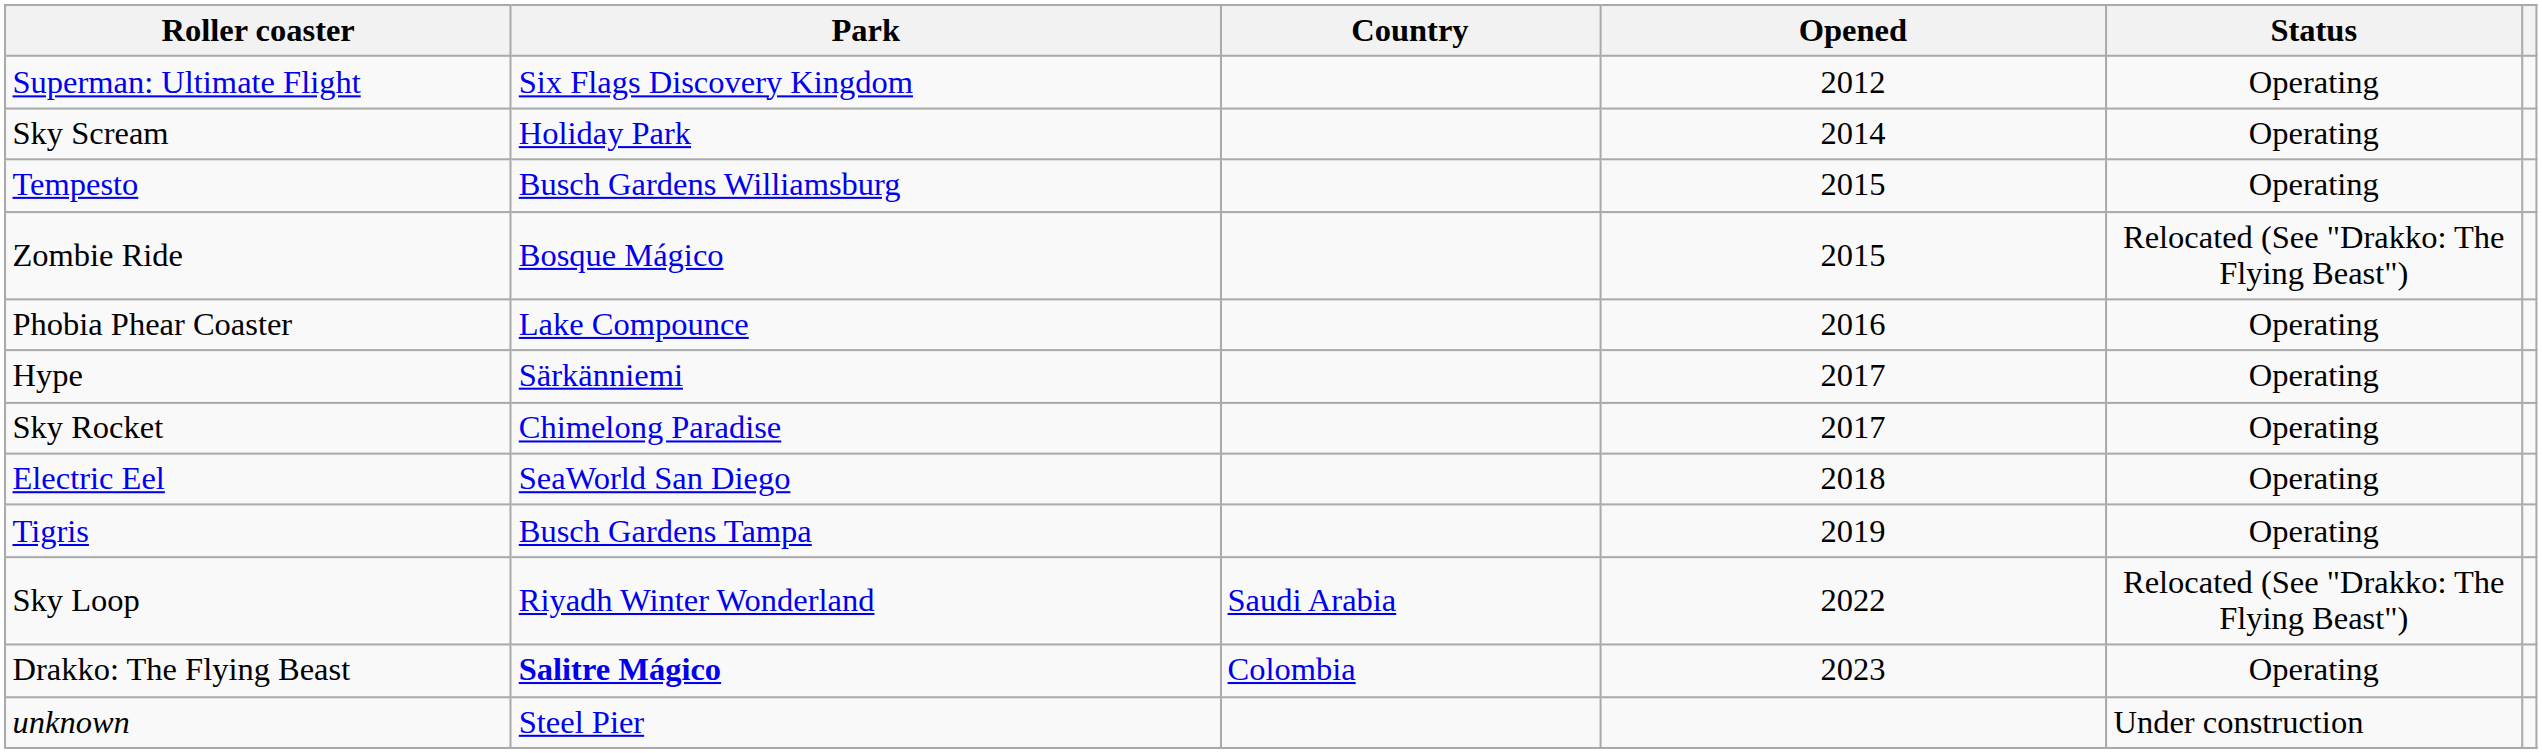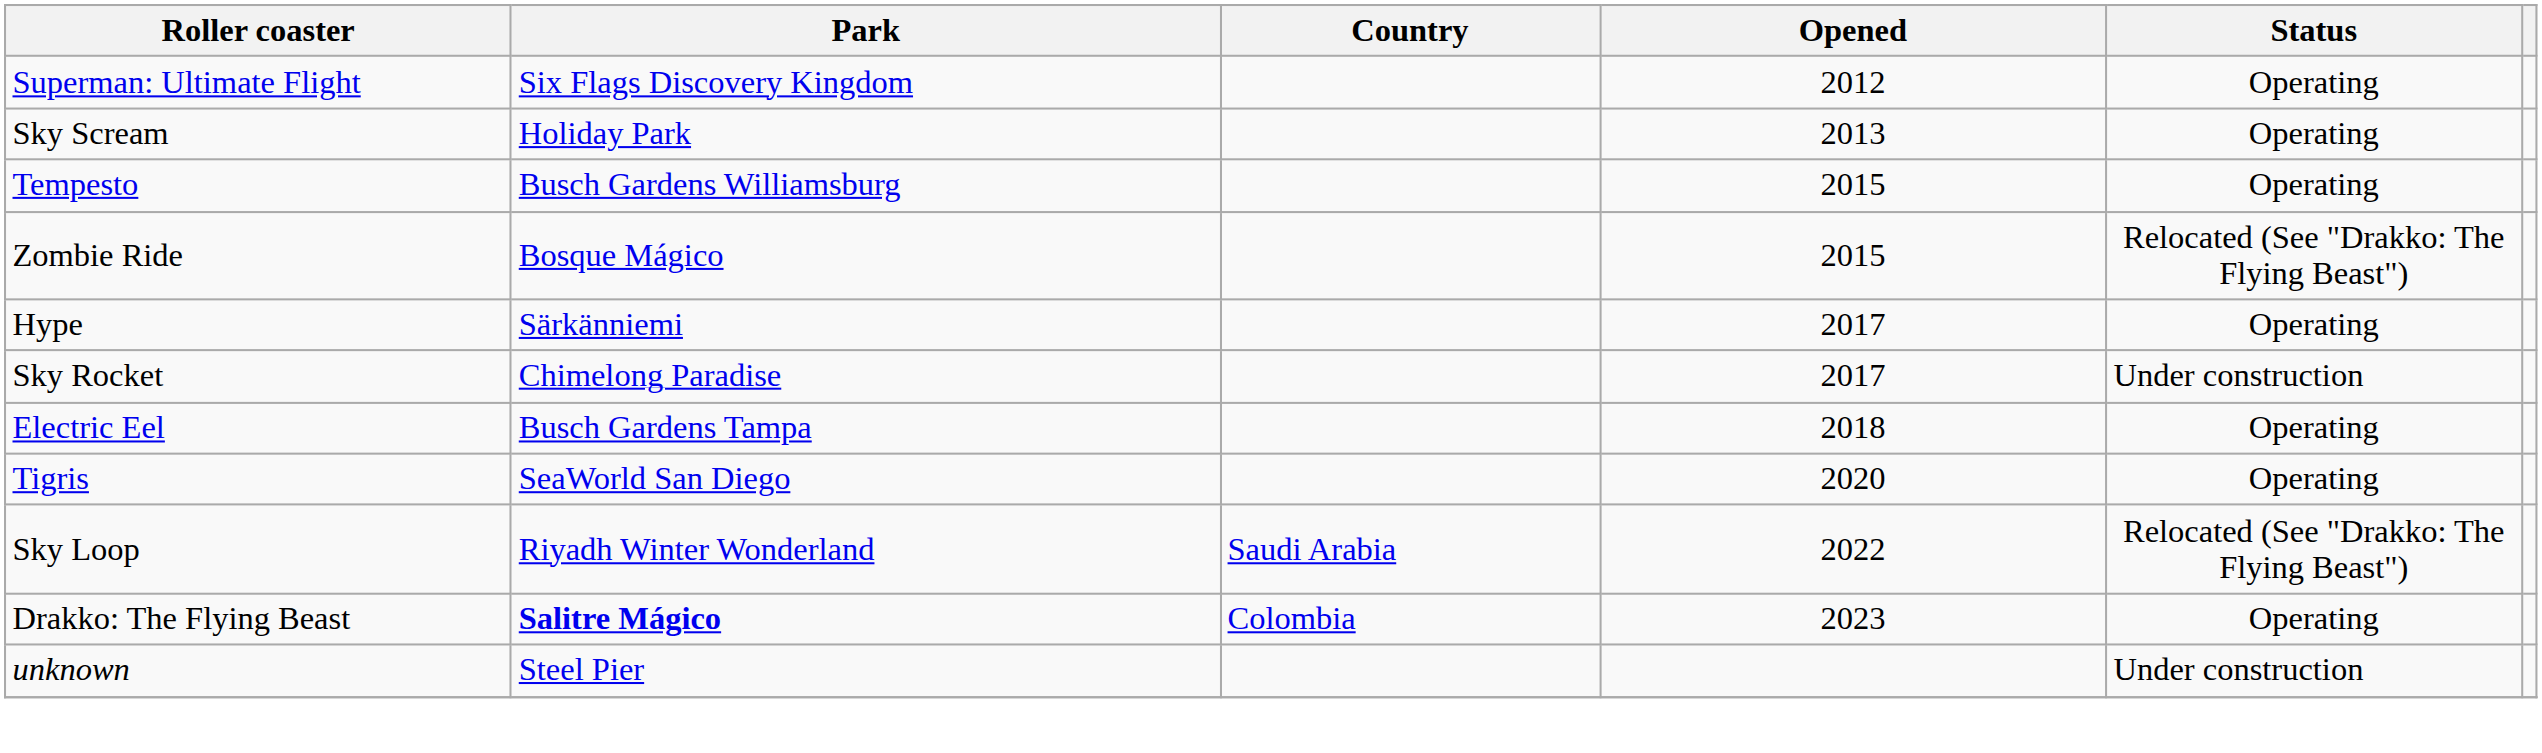(1853, 133) 2014 -> (1853, 133) 2013
- row: (152, 324)
(2314, 427) Operating -> (2238, 375) Under construction
(655, 478) SeaWorld San Diego -> (665, 427) Busch Gardens Tampa
(665, 530) Busch Gardens Tampa -> (655, 478) SeaWorld San Diego
(1853, 530) 2019 -> (1853, 478) 2020
